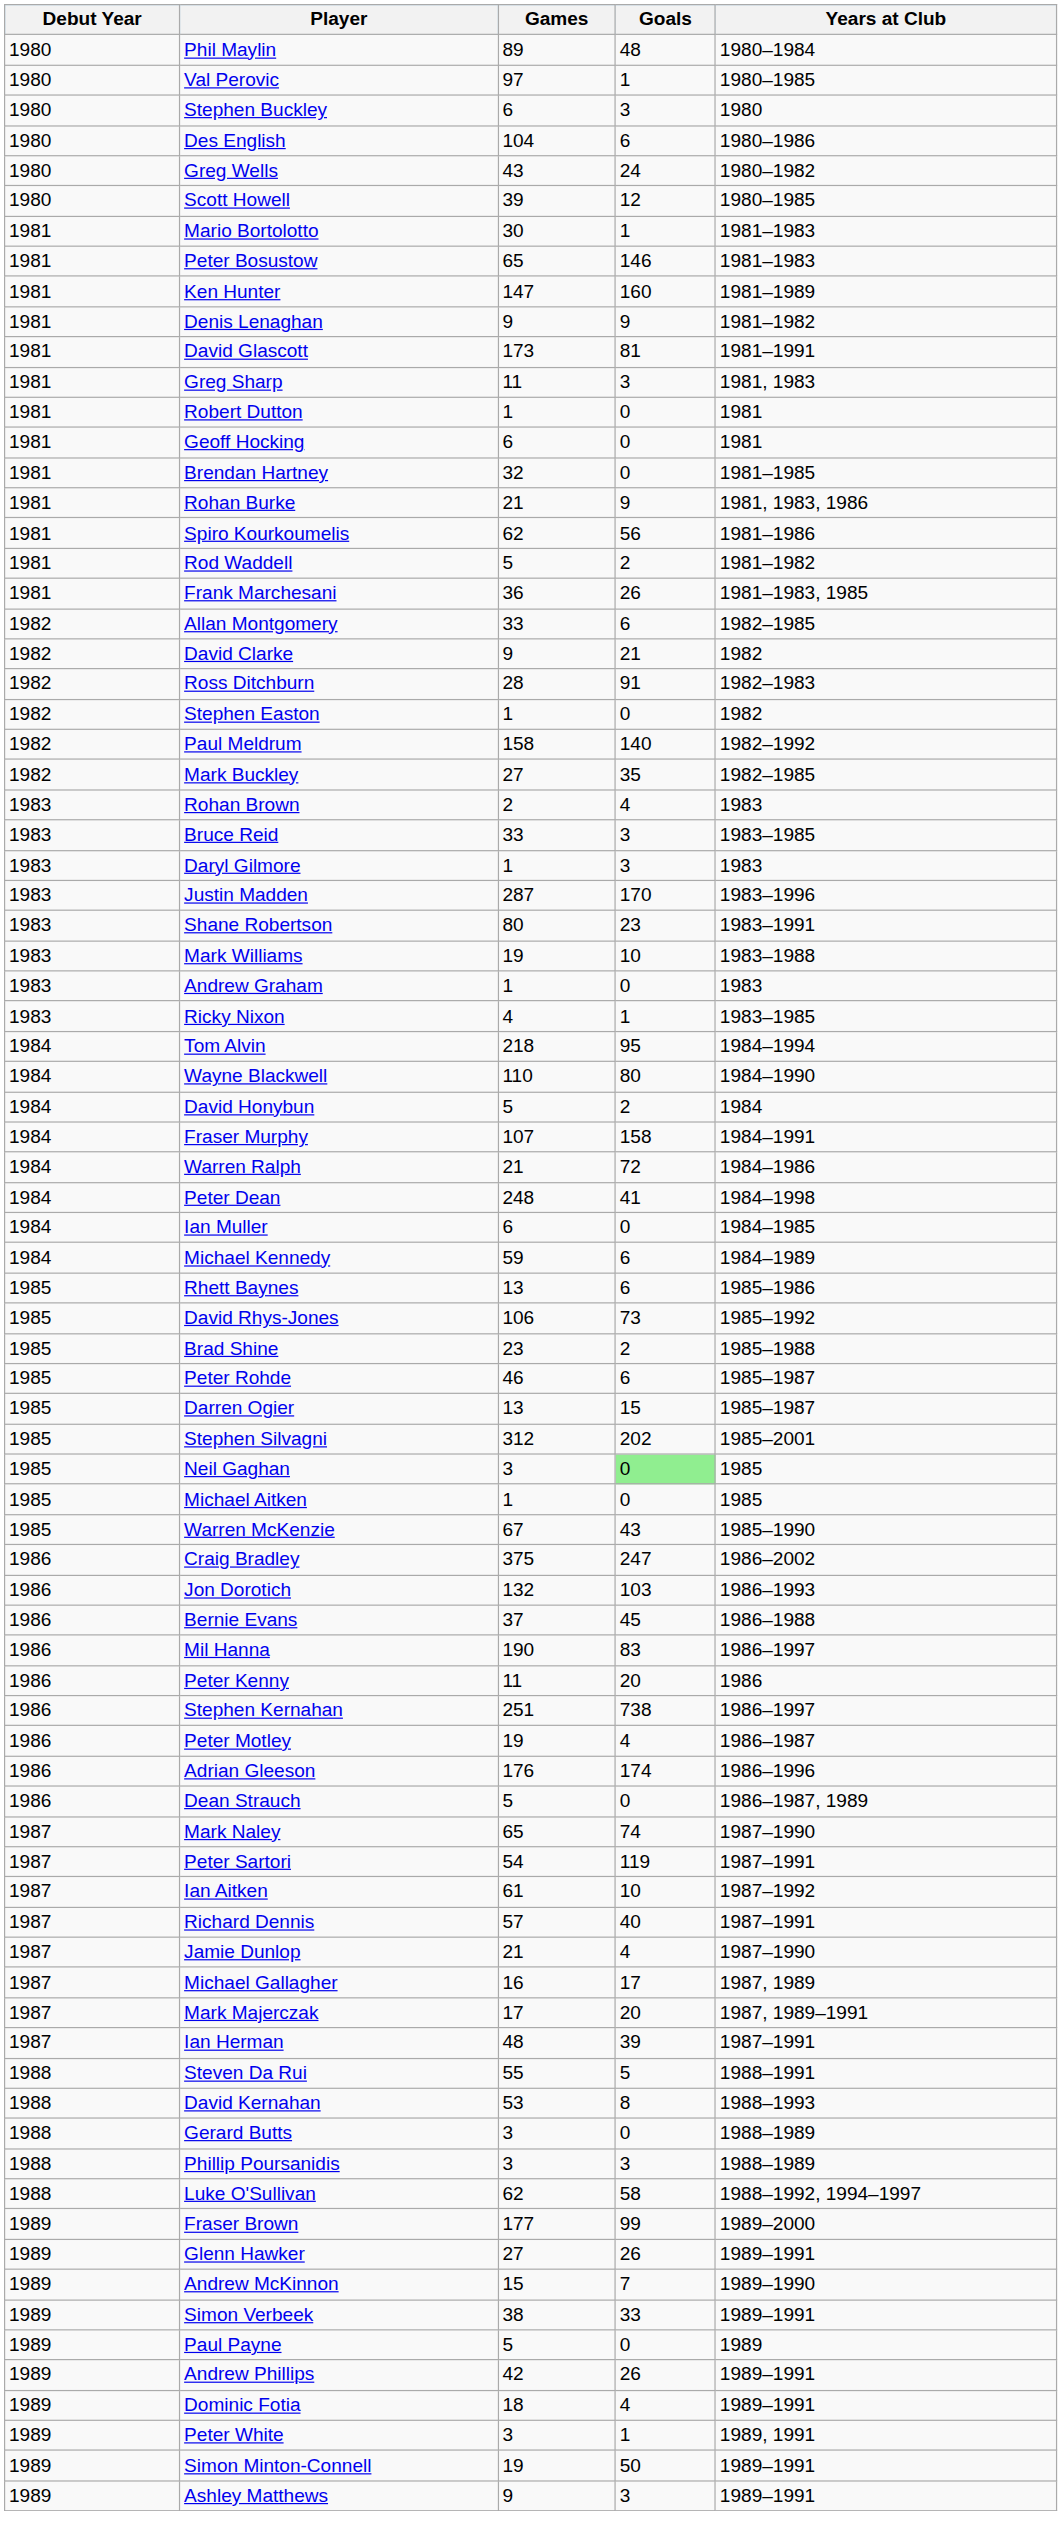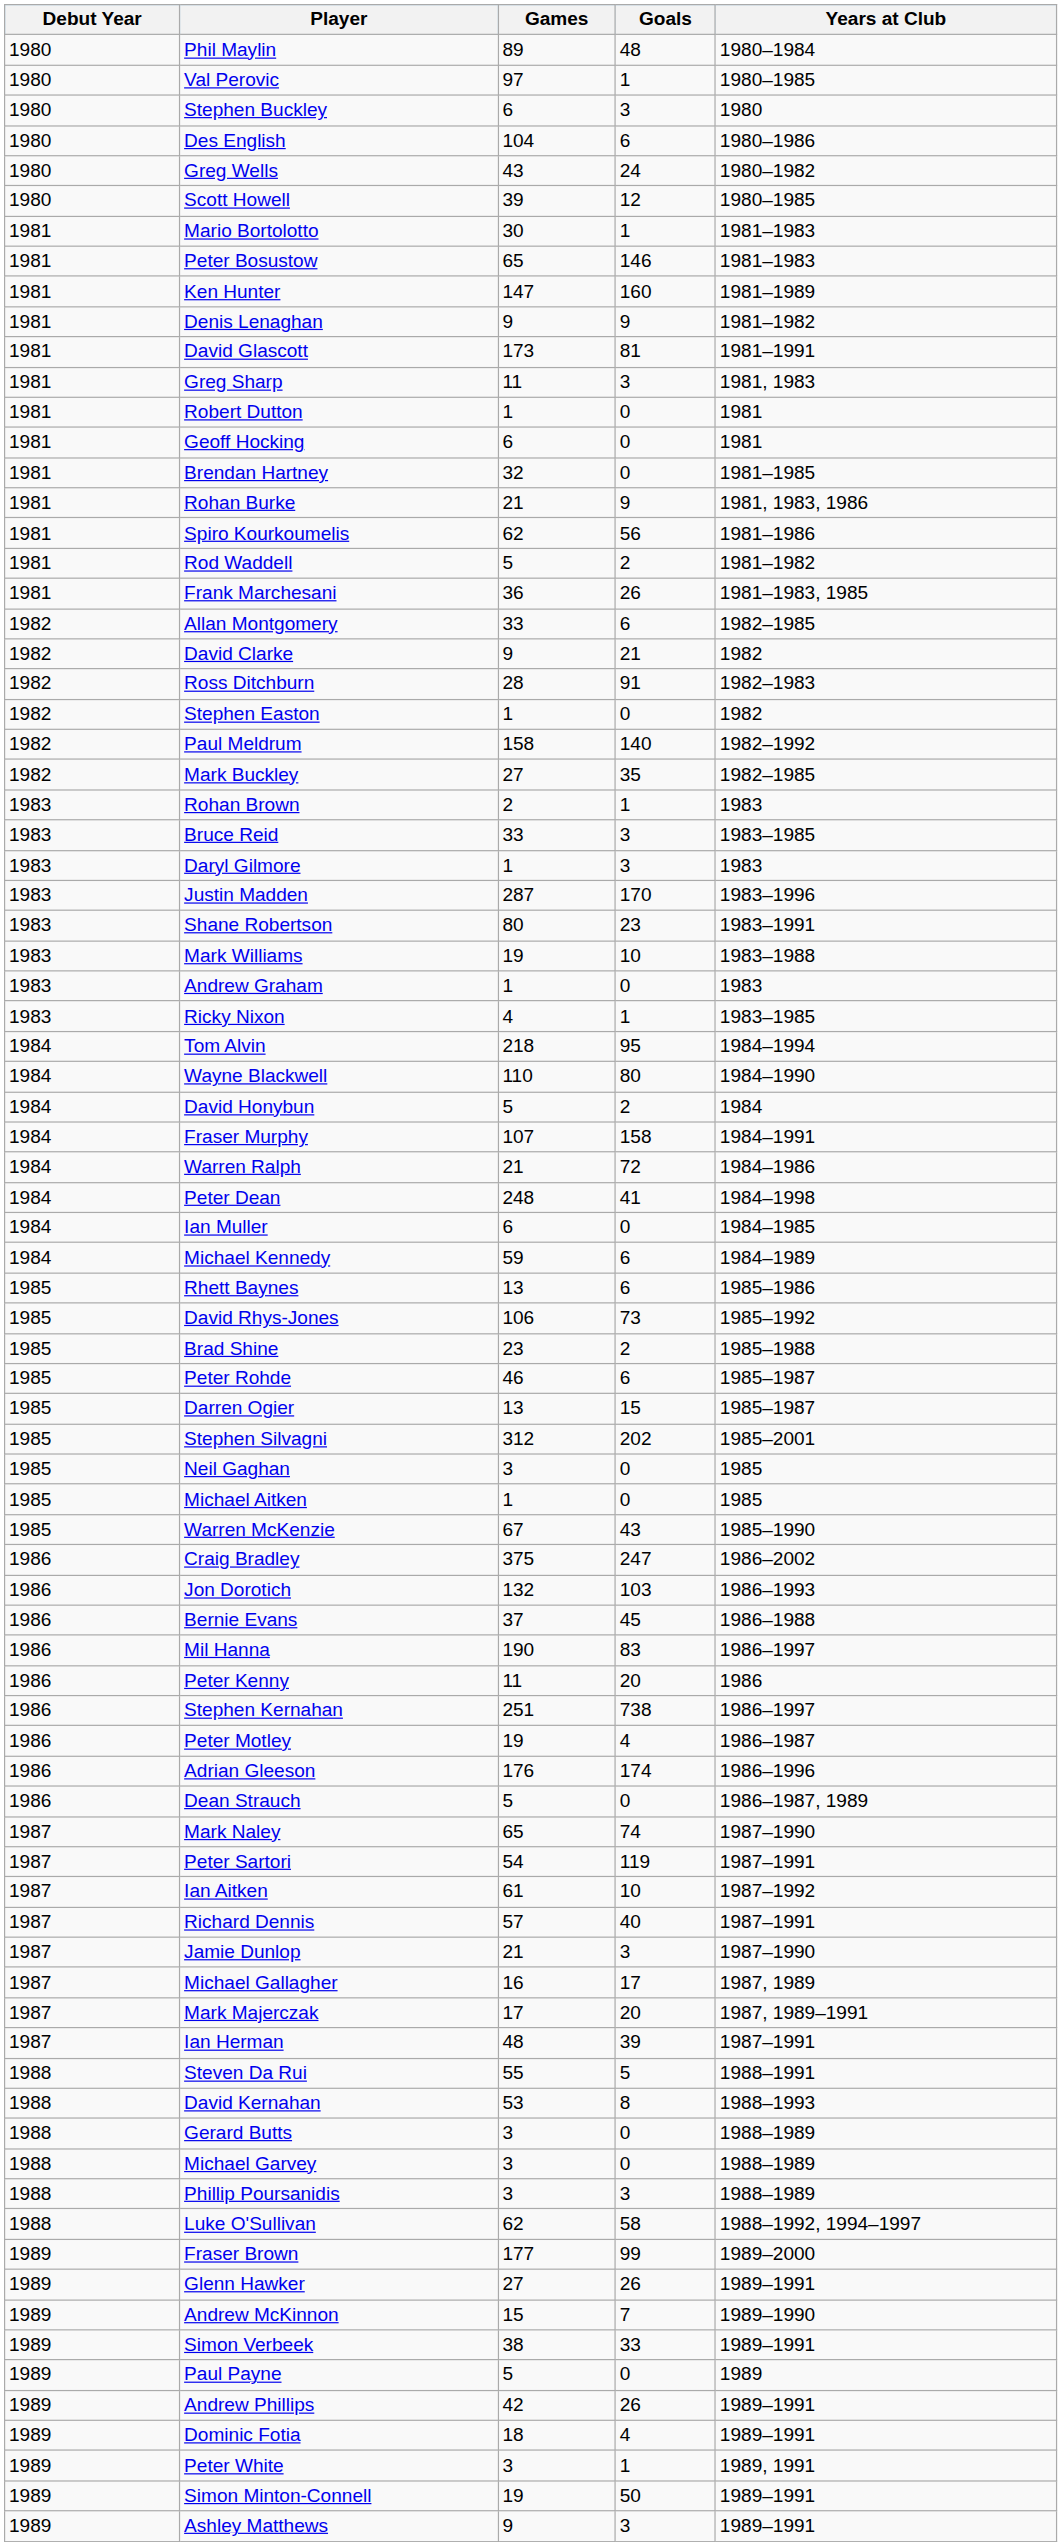(625, 804) 4 -> (625, 804) 1
(625, 1469) lightgreen background -> (625, 1469) no background
(625, 1952) 4 -> (625, 1952) 3
+ row: (250, 2163)
